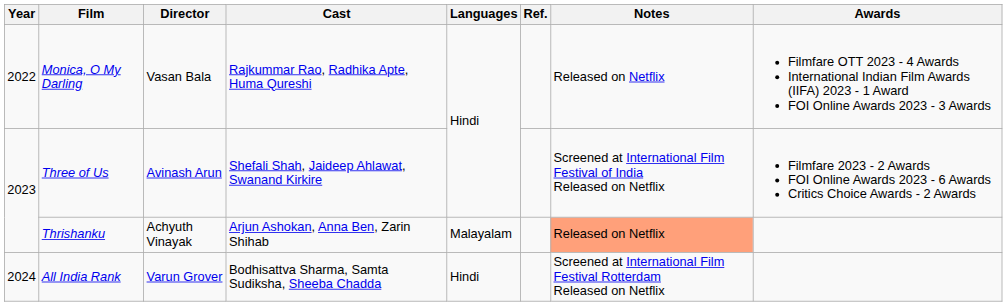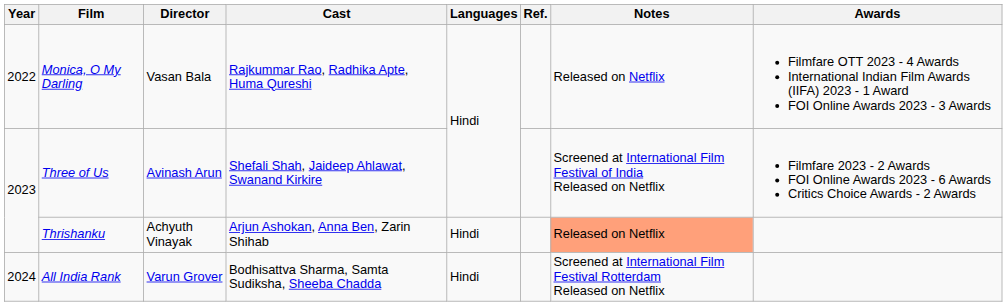(481, 234) Malayalam -> (465, 234) Hindi
